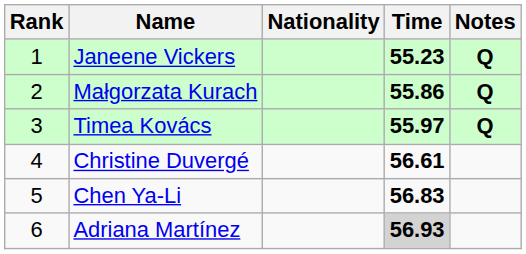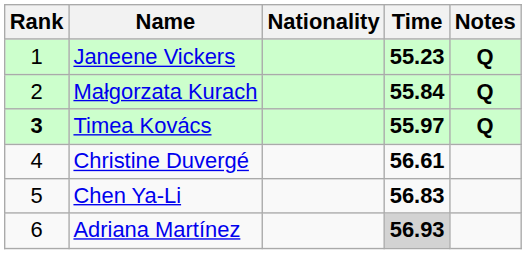(417, 91) 55.86 -> (417, 91) 55.84
(37, 126) normal -> (37, 126) bold
